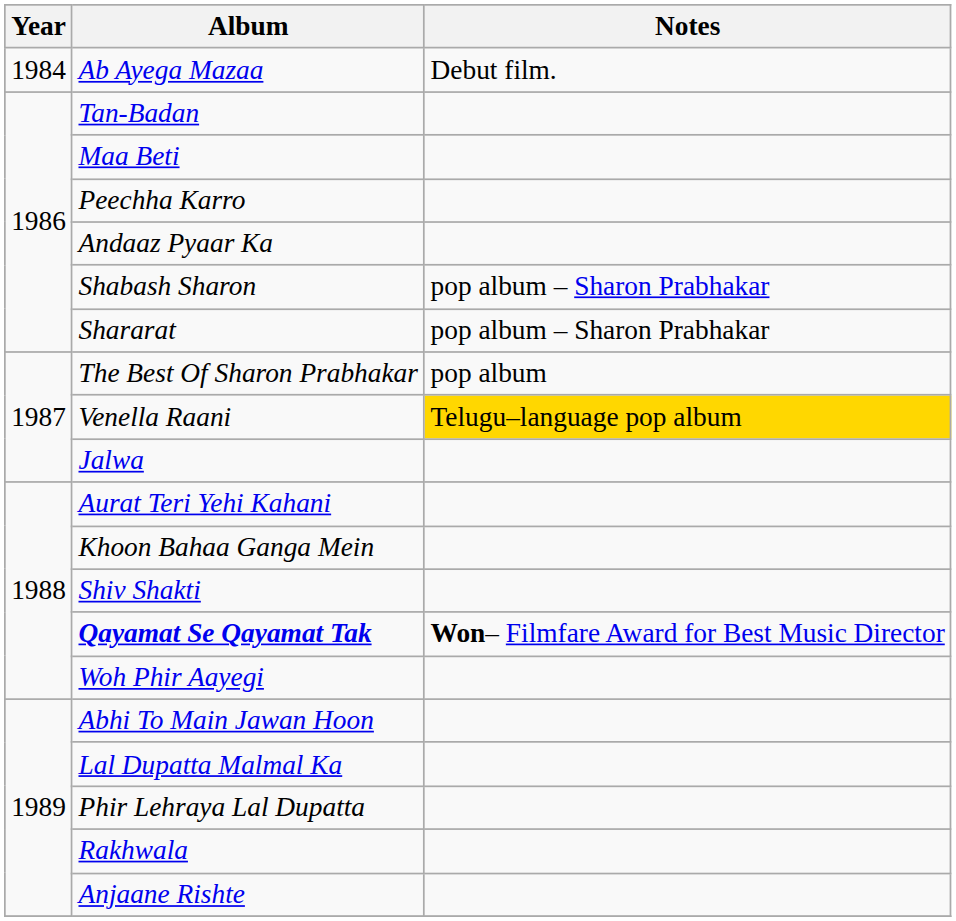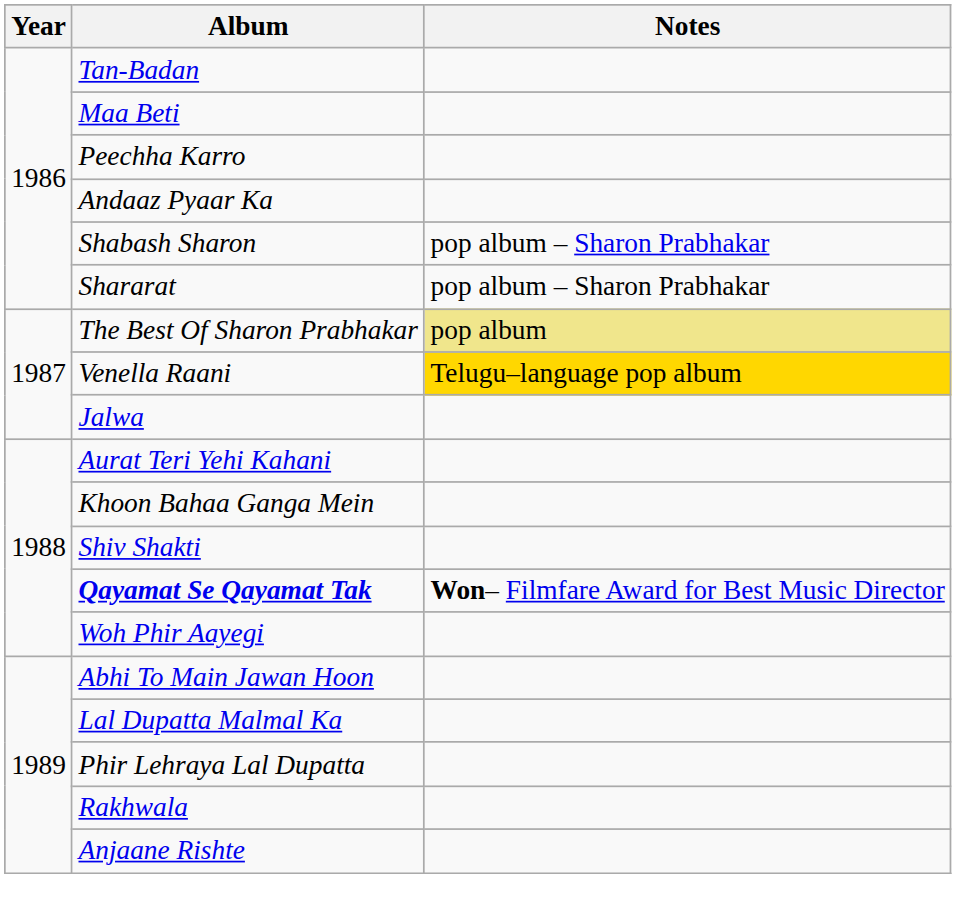- row: (171, 69)
(489, 373) no background -> (489, 329) khaki background
